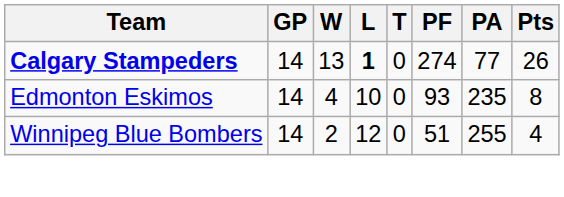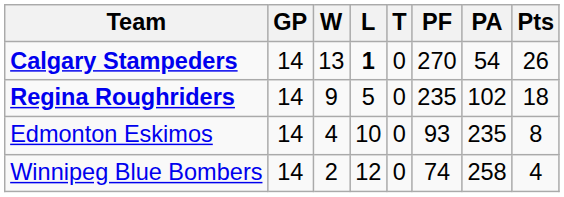(437, 60) 274 -> (437, 60) 270
(487, 60) 77 -> (487, 60) 54
+ row: (123, 97)
(437, 135) 51 -> (437, 172) 74
(487, 135) 255 -> (487, 172) 258
